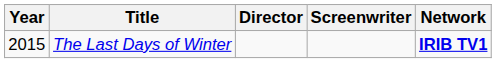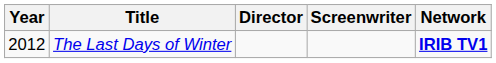(27, 44) 2015 -> (27, 44) 2012
